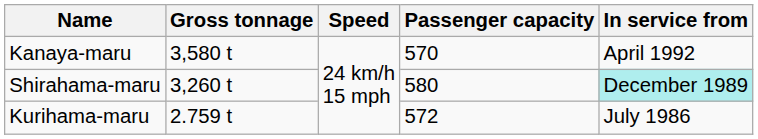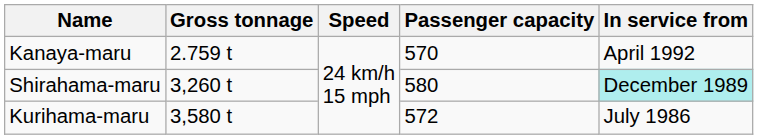(201, 52) 3,580 t -> (201, 52) 2.759 t
(201, 117) 2.759 t -> (201, 117) 3,580 t
